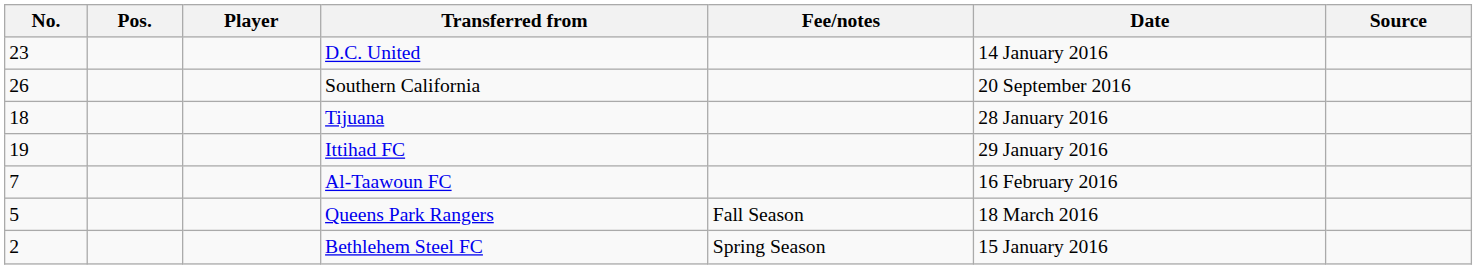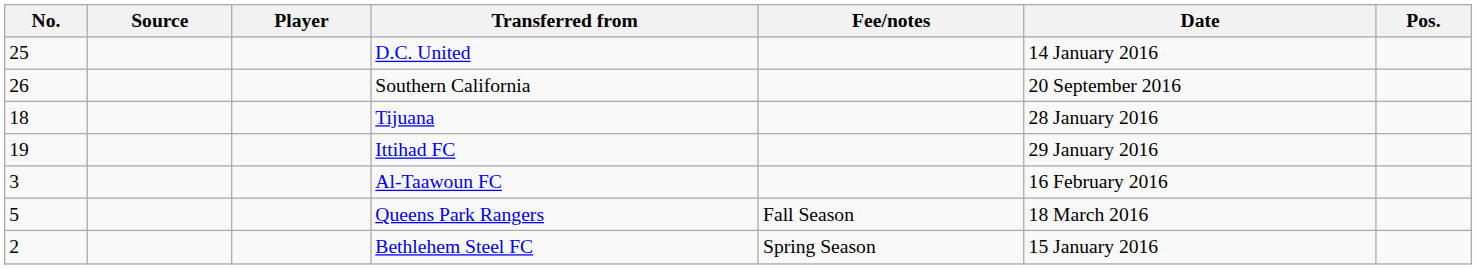columns swapped: (135, 20) <-> (1398, 20)
(19, 53) 23 -> (19, 53) 25
(14, 182) 7 -> (14, 182) 3
